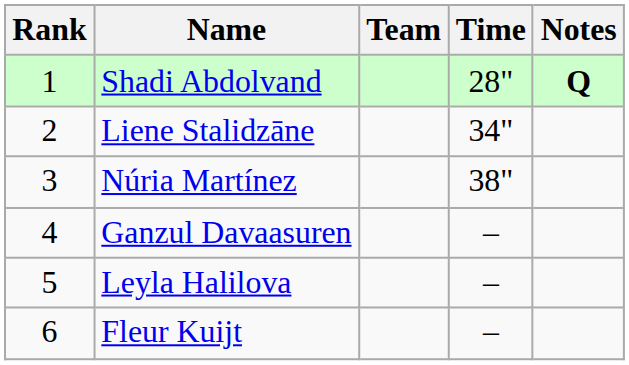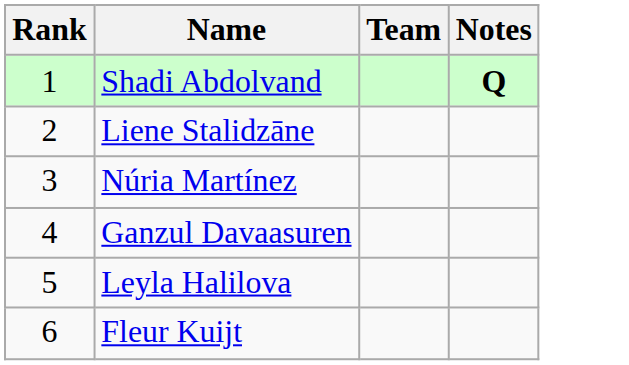- column: (491, 29)
